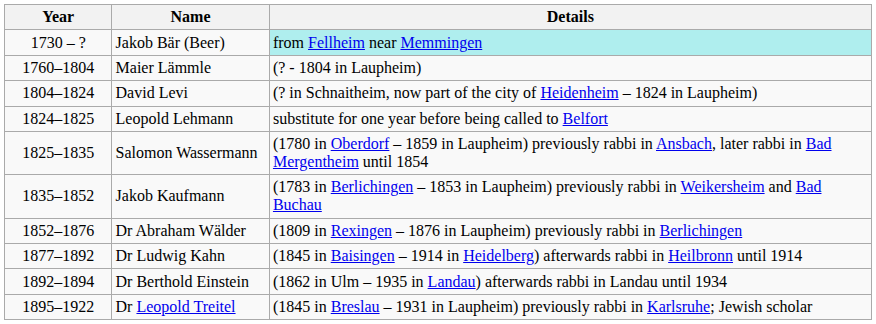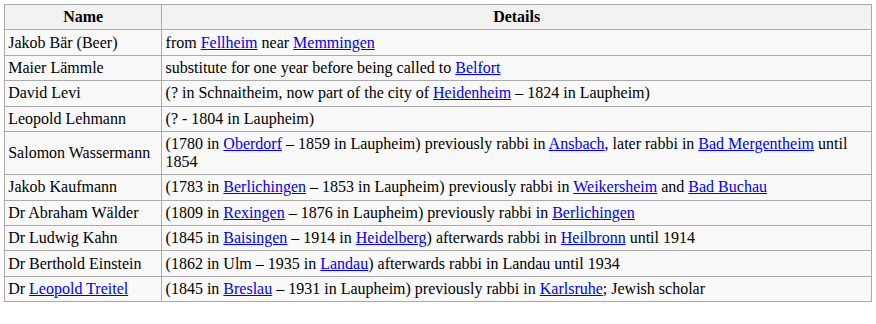- column: (58, 17)
(378, 42) paleturquoise background -> (270, 42) no background
(347, 67) (? - 1804 in Laupheim) -> (333, 67) substitute for one year before being called to Belfort
(440, 118) substitute for one year before being called to Belfort -> (240, 118) (? - 1804 in Laupheim)
